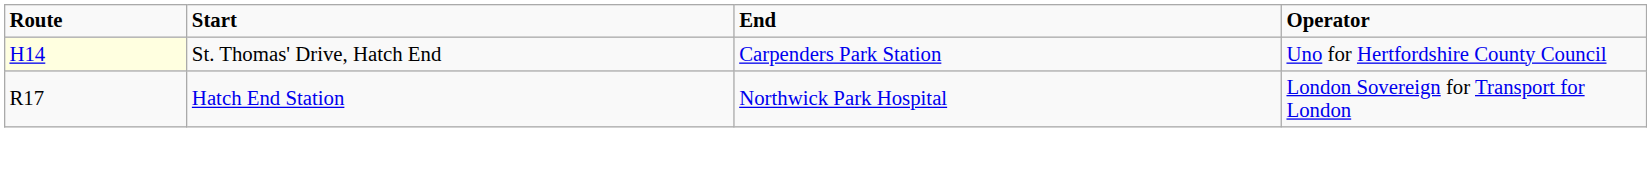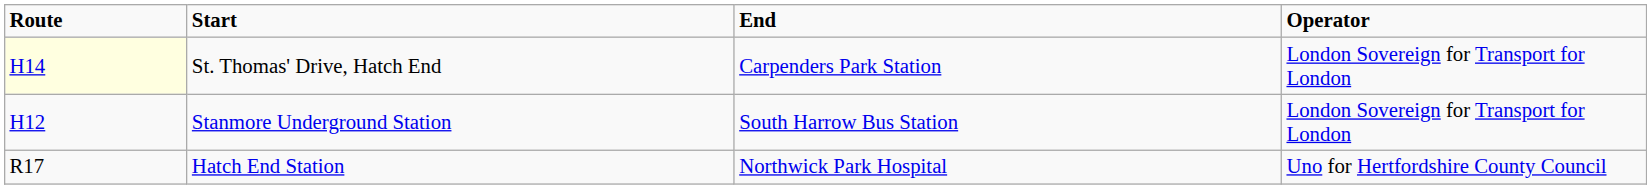(1446, 53) Uno for Hertfordshire County Council -> (1436, 65) London Sovereign for Transport for London
+ row: (322, 122)
(1436, 98) London Sovereign for Transport for London -> (1446, 166) Uno for Hertfordshire County Council
